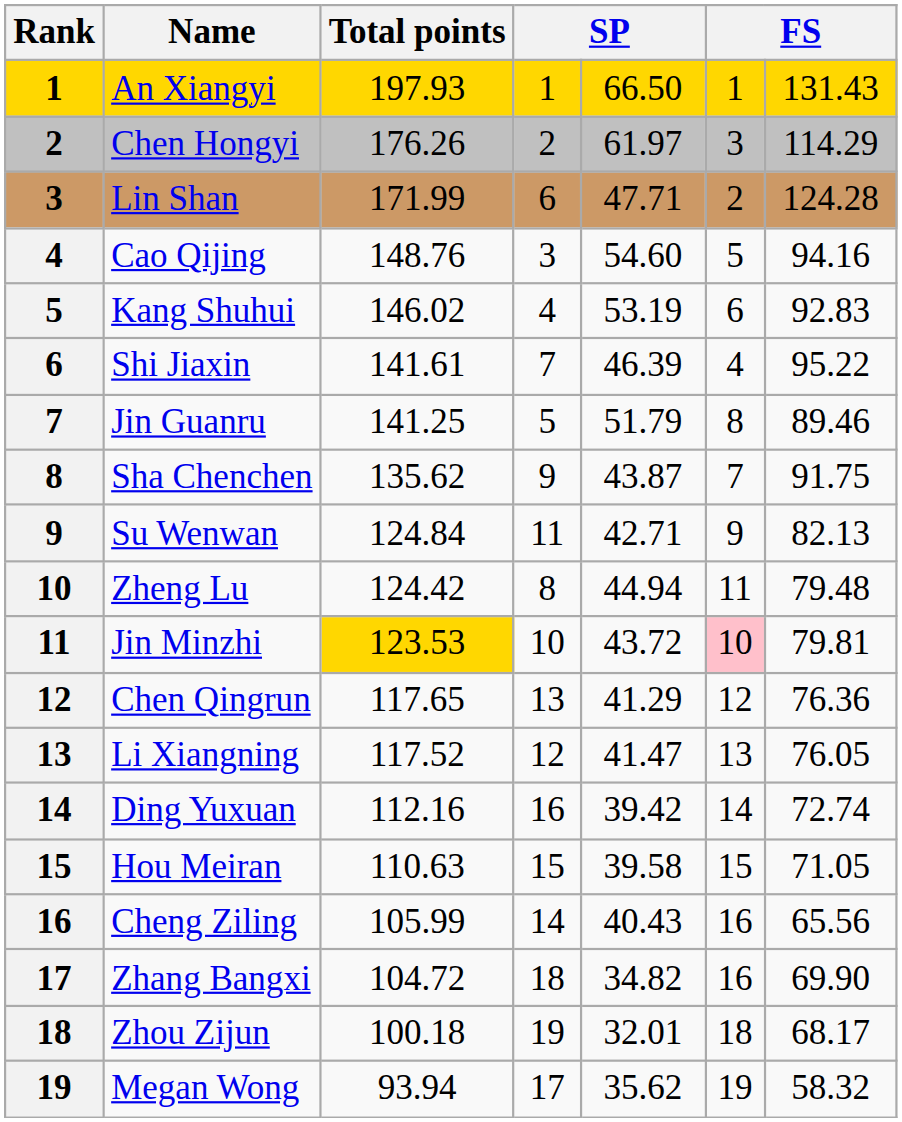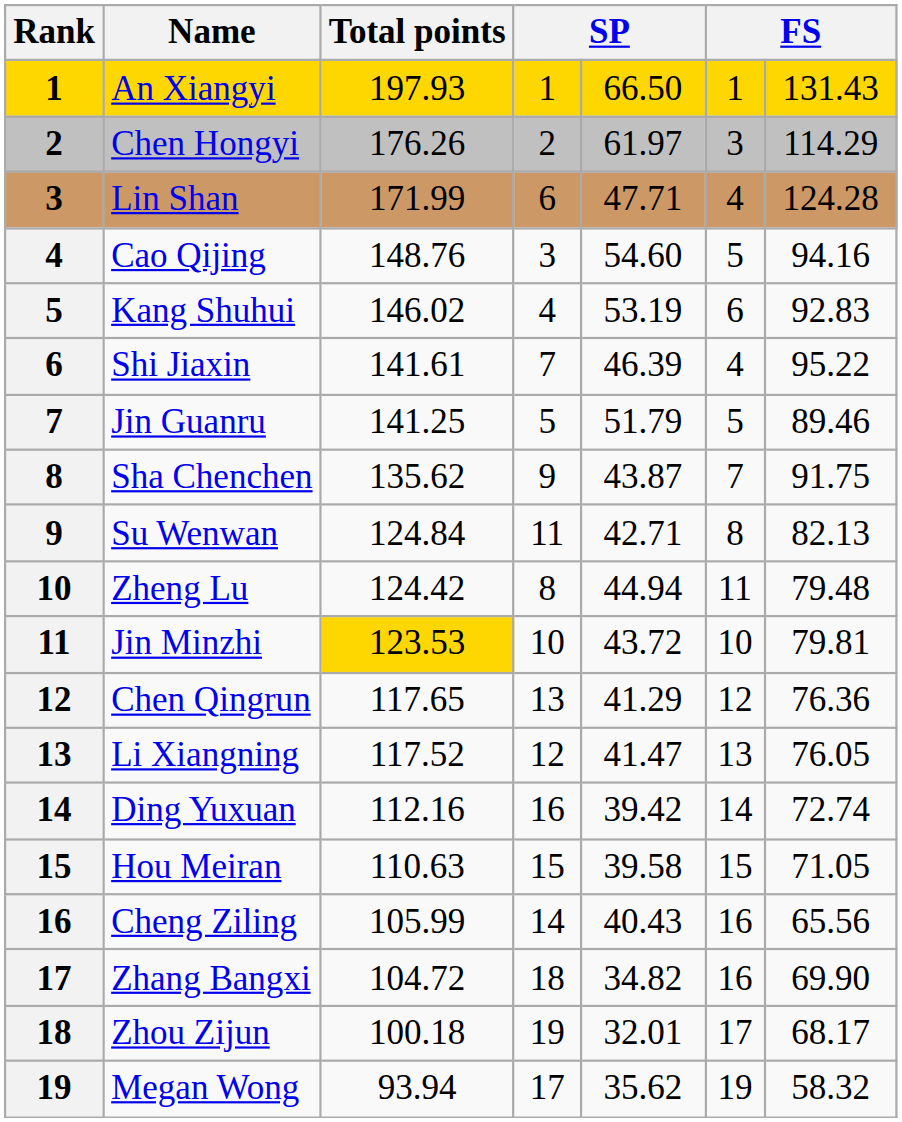(735, 198) 2 -> (735, 198) 4
(735, 421) 8 -> (735, 421) 5
(735, 532) 9 -> (735, 532) 8
(735, 643) pink background -> (735, 643) no background
(735, 1032) 18 -> (735, 1032) 17
